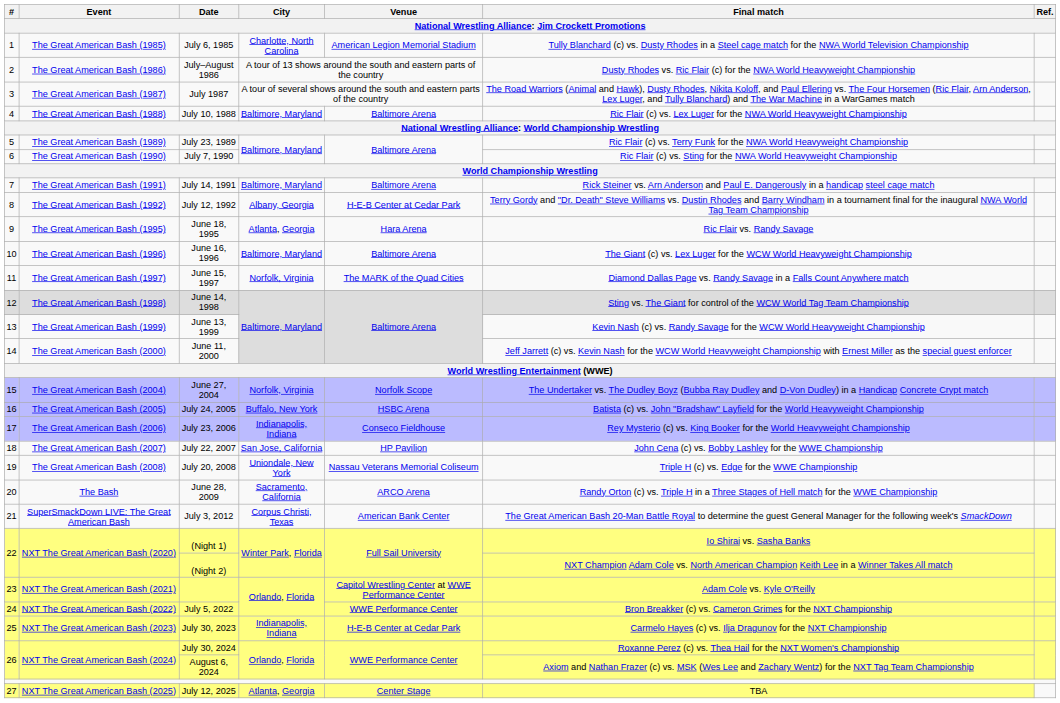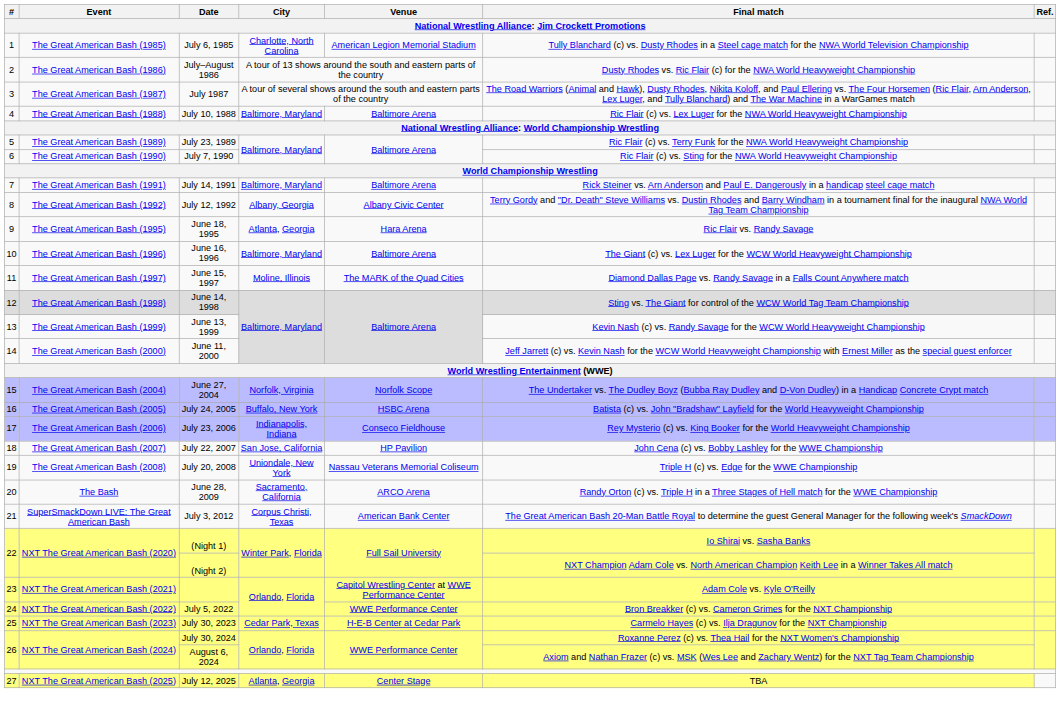(404, 204) H-E-B Center at Cedar Park -> (404, 204) Albany Civic Center
(282, 278) Norfolk, Virginia -> (282, 278) Moline, Illinois
(282, 628) Indianapolis, Indiana -> (282, 623) Cedar Park, Texas
